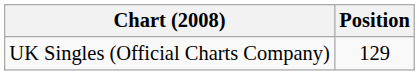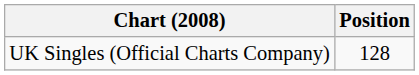(375, 53) 129 -> (375, 53) 128
